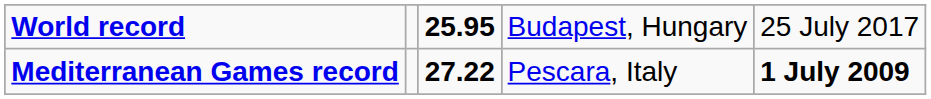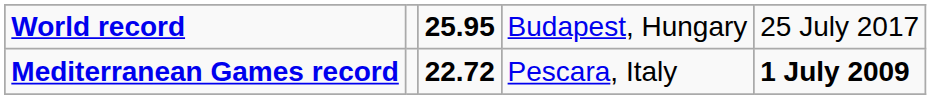(460, 71) 27.22 -> (460, 71) 22.72
